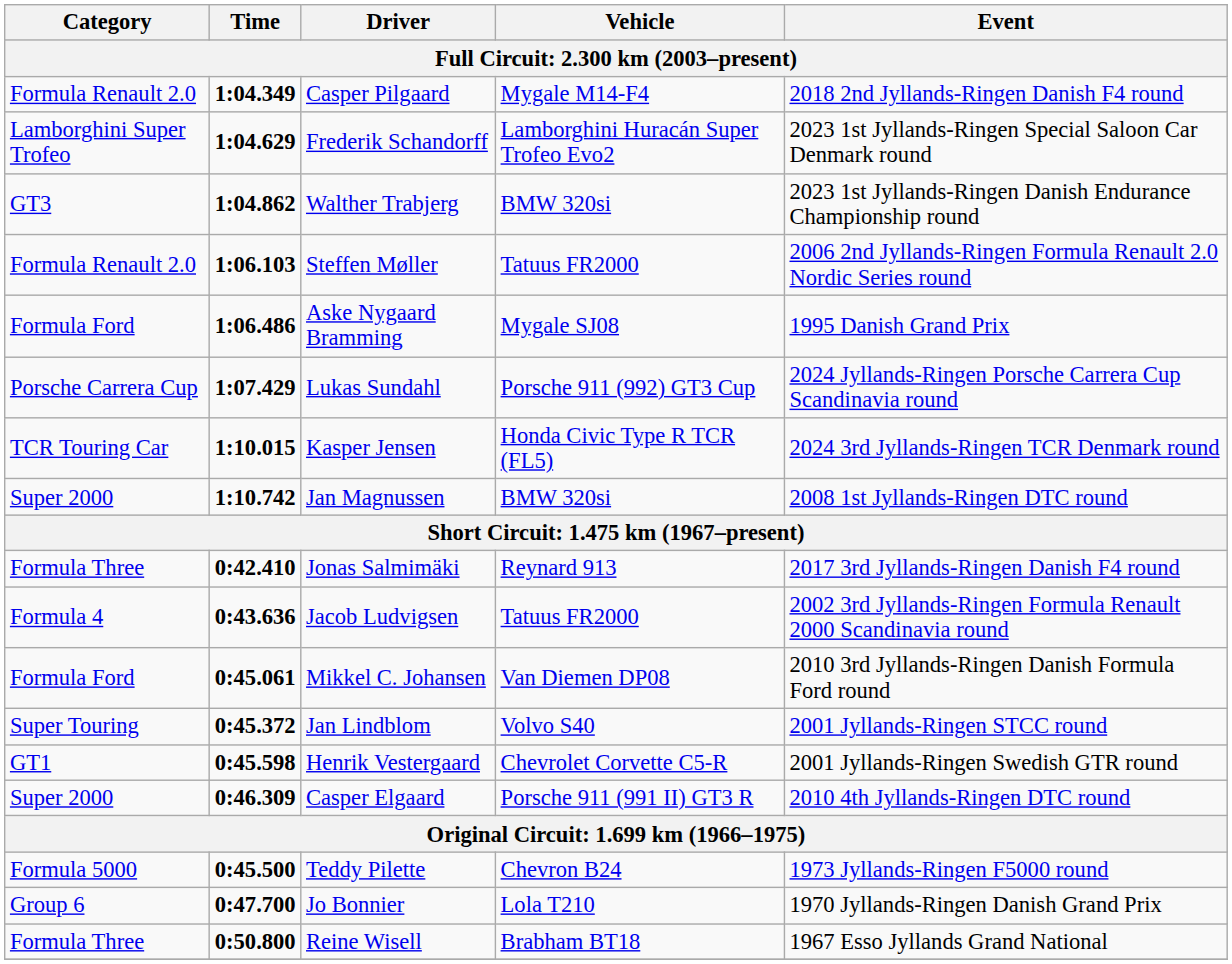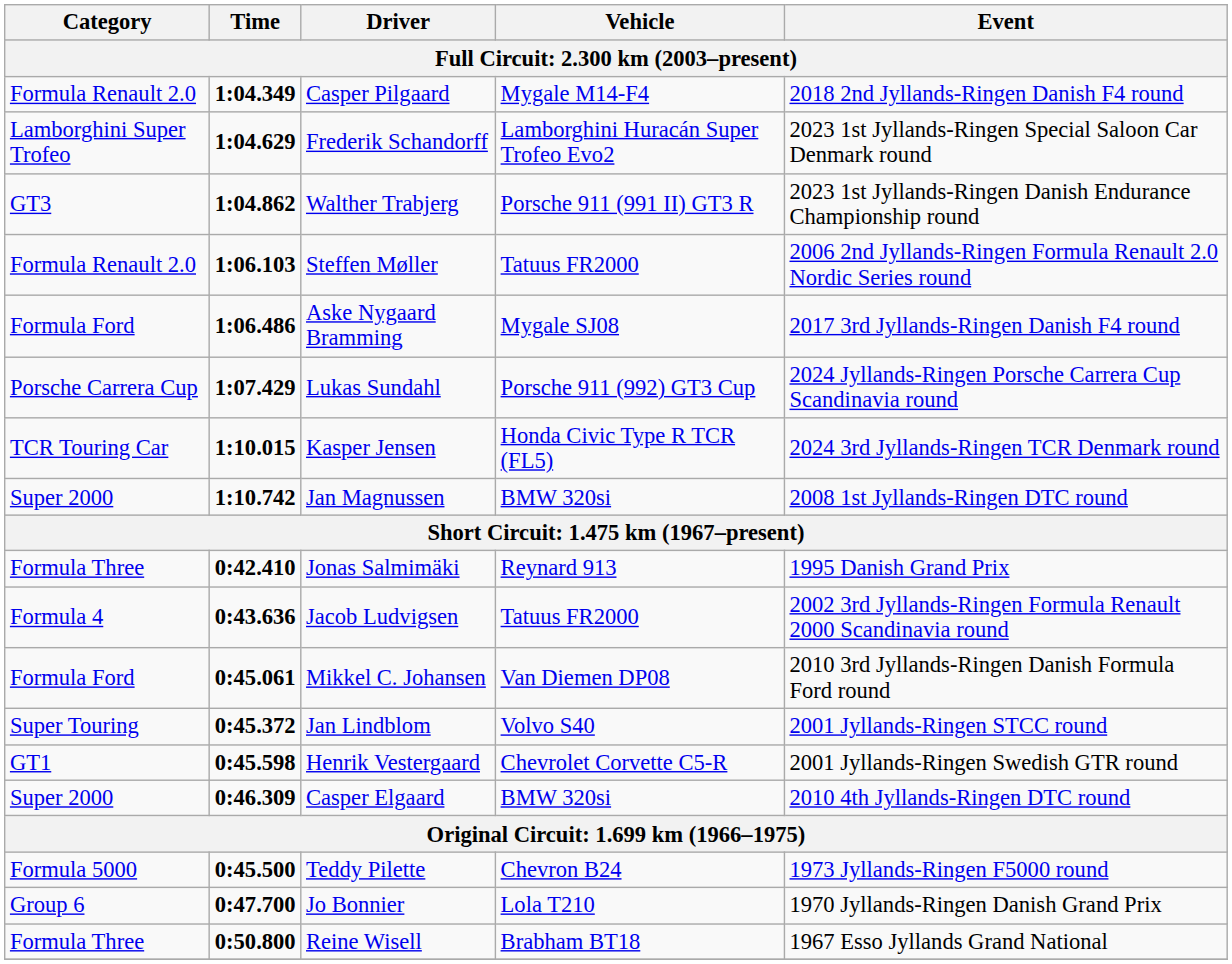(556, 203) BMW 320si -> (627, 203) Porsche 911 (991 II) GT3 R
(899, 325) 1995 Danish Grand Prix -> (985, 325) 2017 3rd Jyllands-Ringen Danish F4 round
(985, 568) 2017 3rd Jyllands-Ringen Danish F4 round -> (899, 568) 1995 Danish Grand Prix
(627, 797) Porsche 911 (991 II) GT3 R -> (556, 797) BMW 320si
